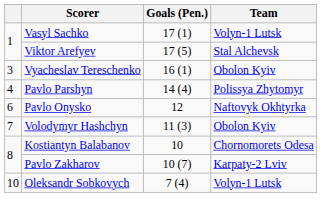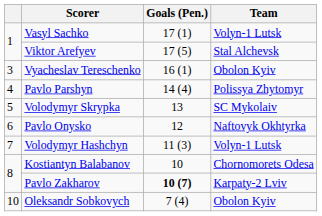+ row: (72, 107)
(245, 126) Obolon Kyiv -> (247, 145) Volyn-1 Lutsk
(177, 164) normal -> (177, 182) bold
(247, 182) Volyn-1 Lutsk -> (245, 201) Obolon Kyiv
